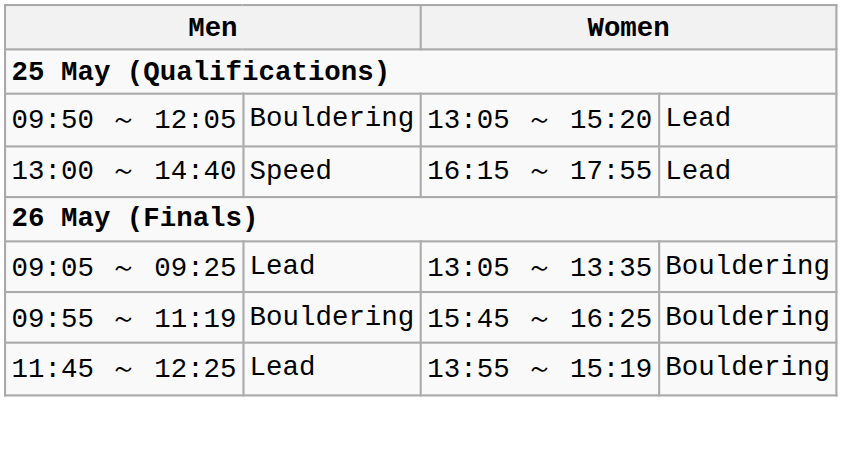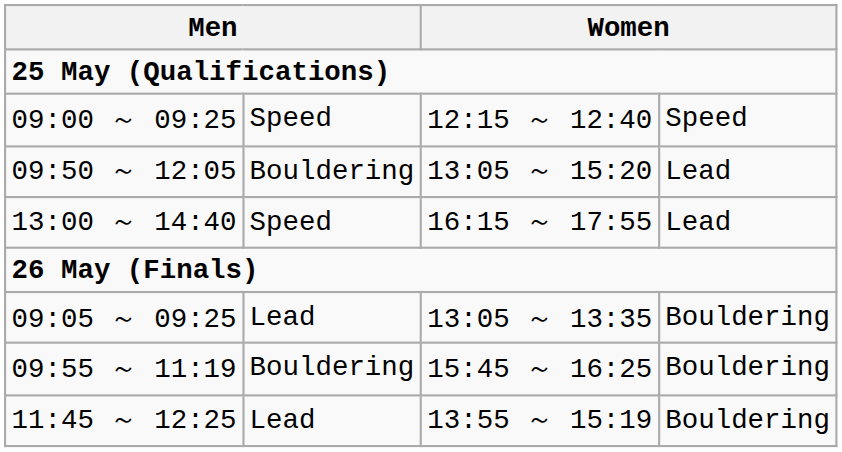+ row: (124, 121)
